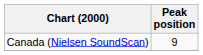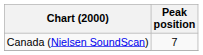(174, 42) 9 -> (174, 42) 7
